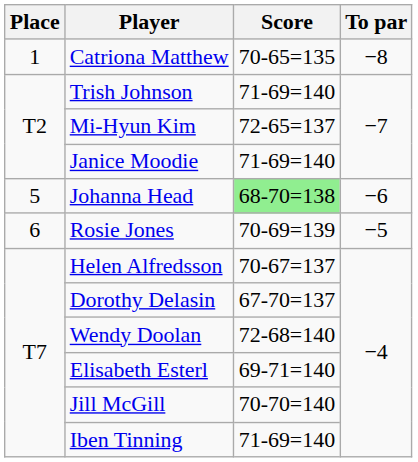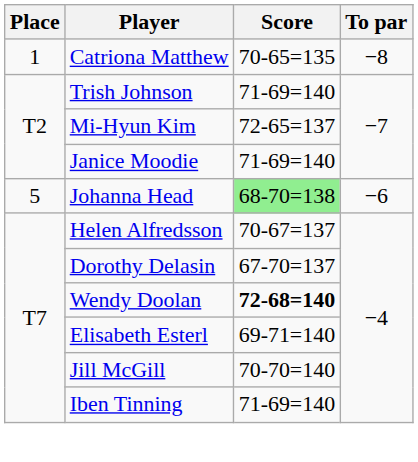- row: (122, 230)
(287, 334) normal -> (287, 299) bold
